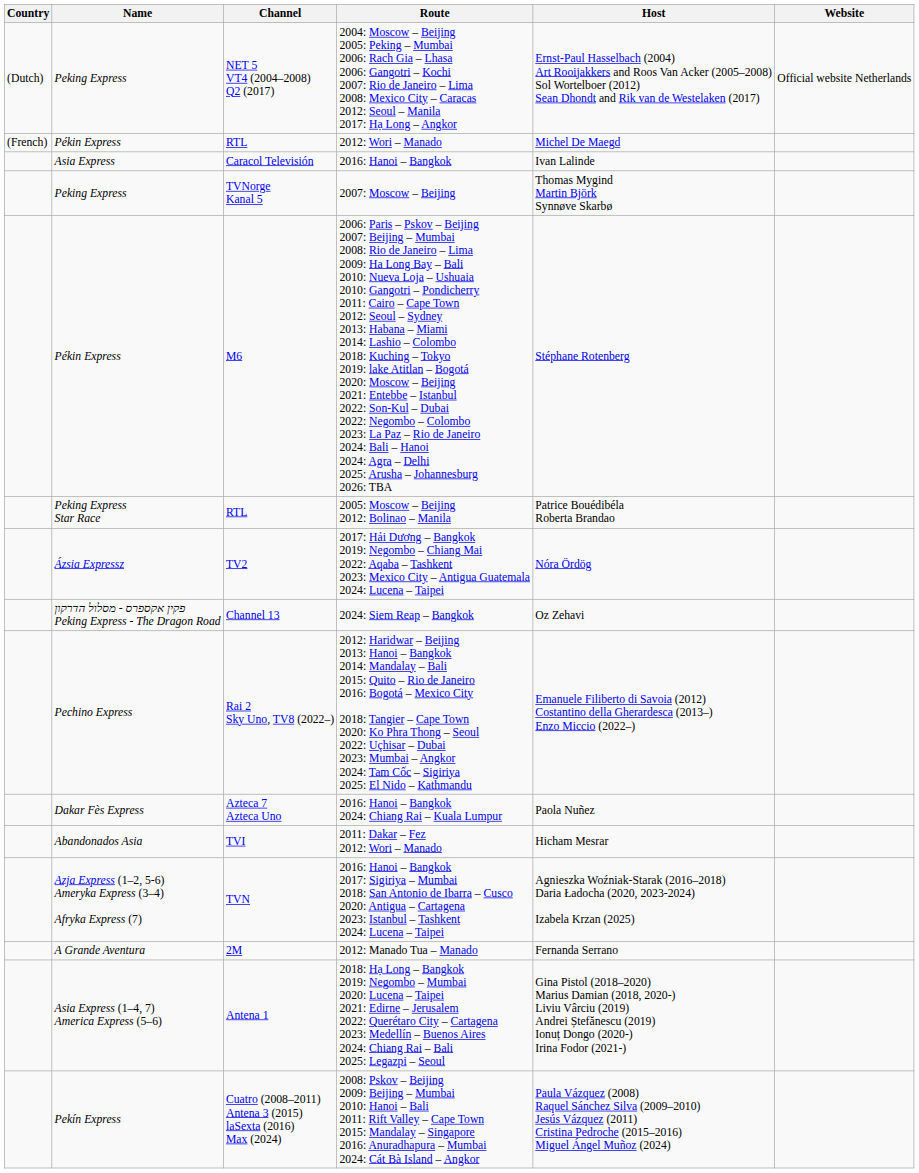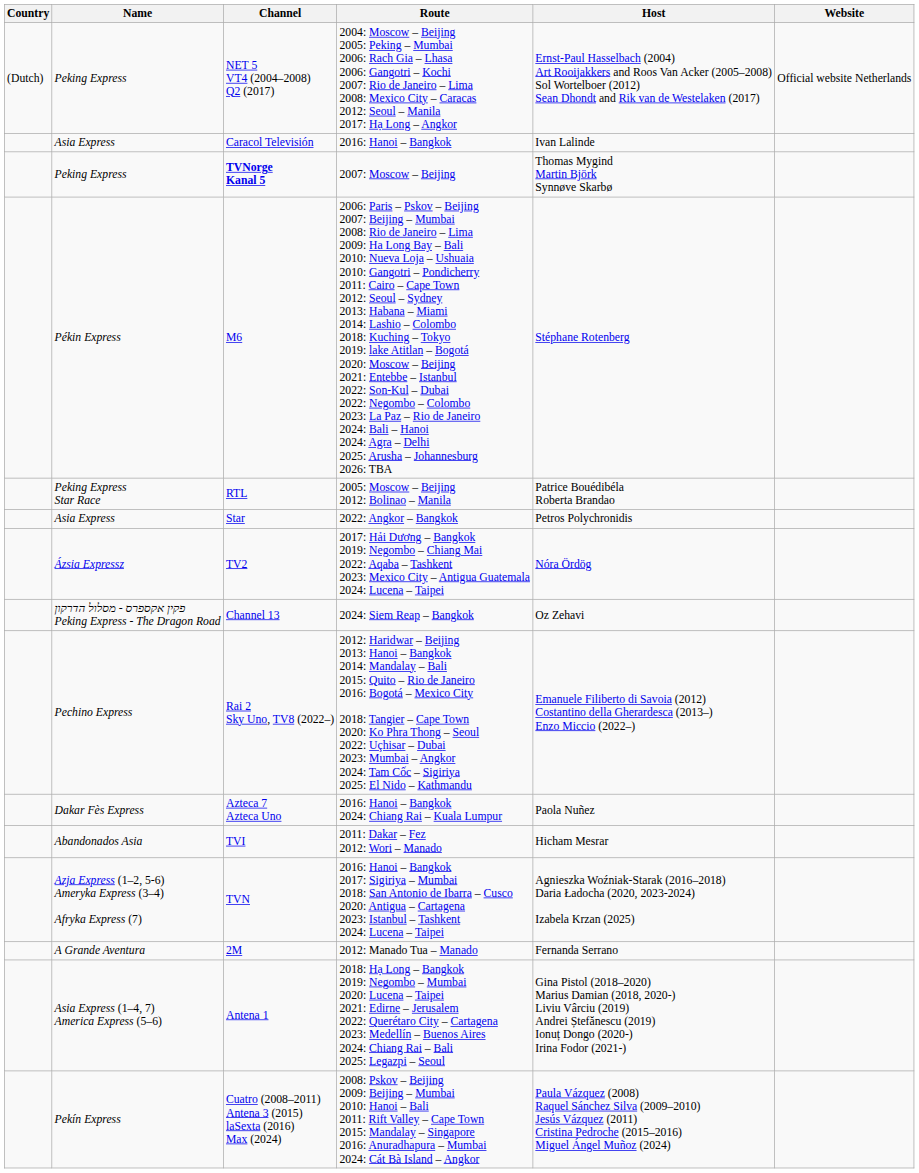- row: (391, 142)
(248, 192) normal -> (249, 174) bold
+ row: (399, 519)
